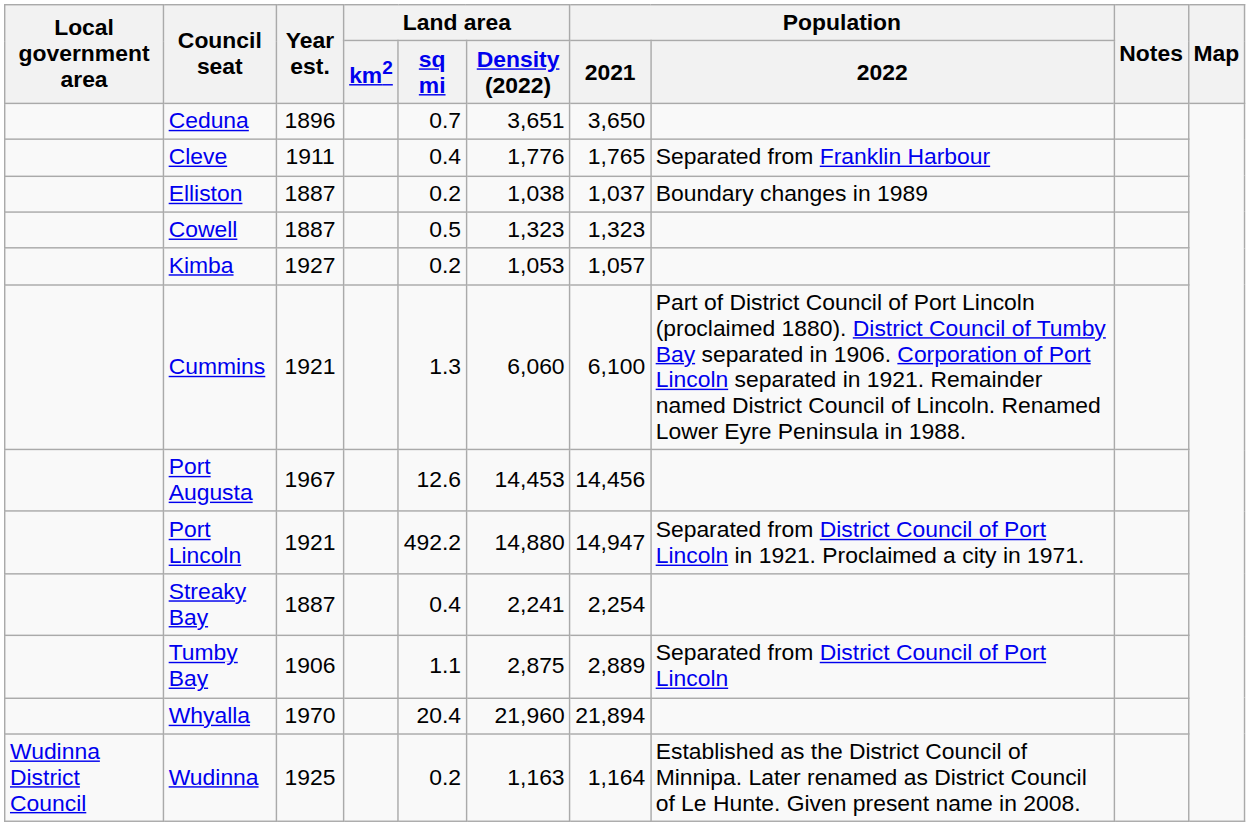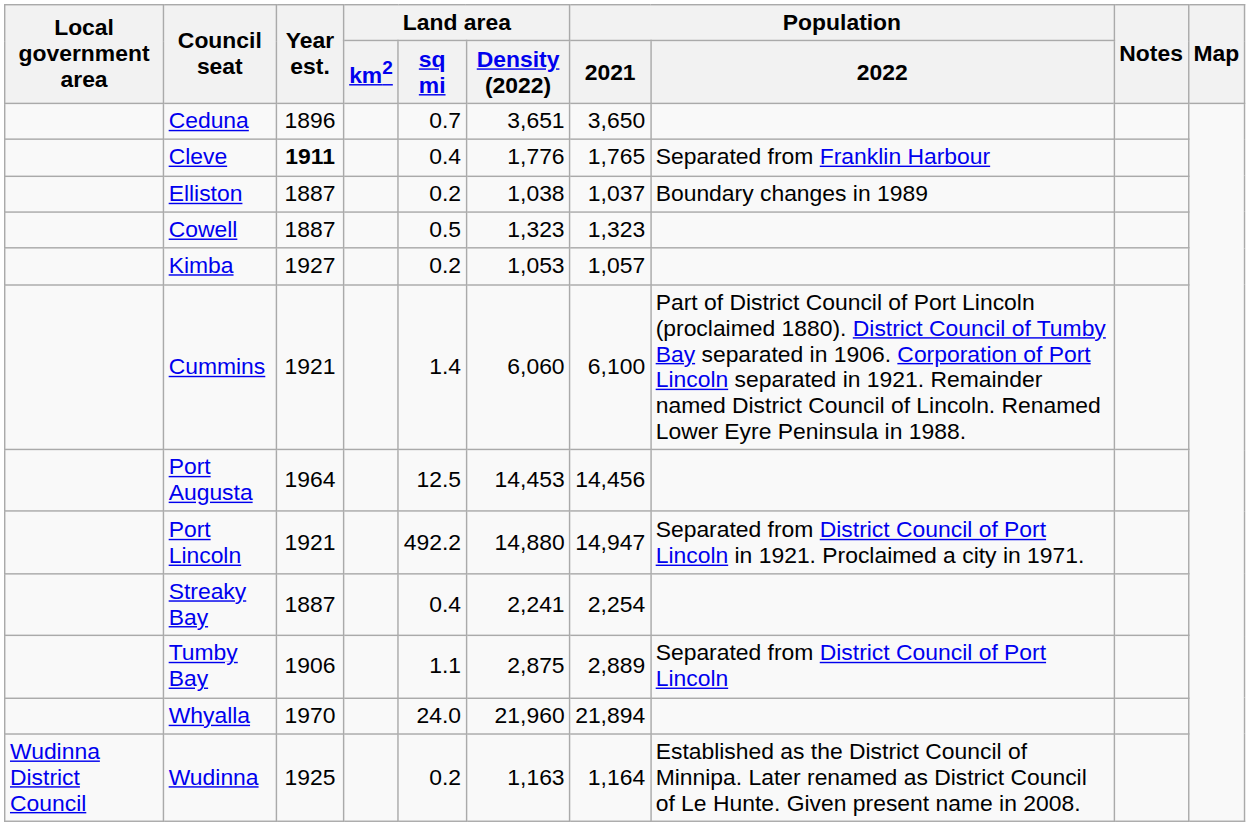(310, 157) normal -> (310, 157) bold
(445, 366) 1.3 -> (445, 366) 1.4
(310, 480) 1967 -> (310, 480) 1964
(439, 480) 12.6 -> (439, 480) 12.5
(439, 715) 20.4 -> (439, 715) 24.0
